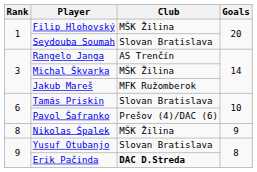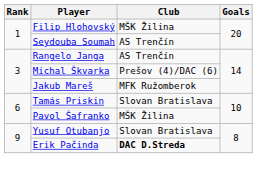(166, 41) Slovan Bratislava -> (147, 41) AS Trenčín
(147, 71) MŠK Žilina -> (169, 71) Prešov (4)/DAC (6)
(169, 116) Prešov (4)/DAC (6) -> (147, 116) MŠK Žilina
- row: (71, 130)
